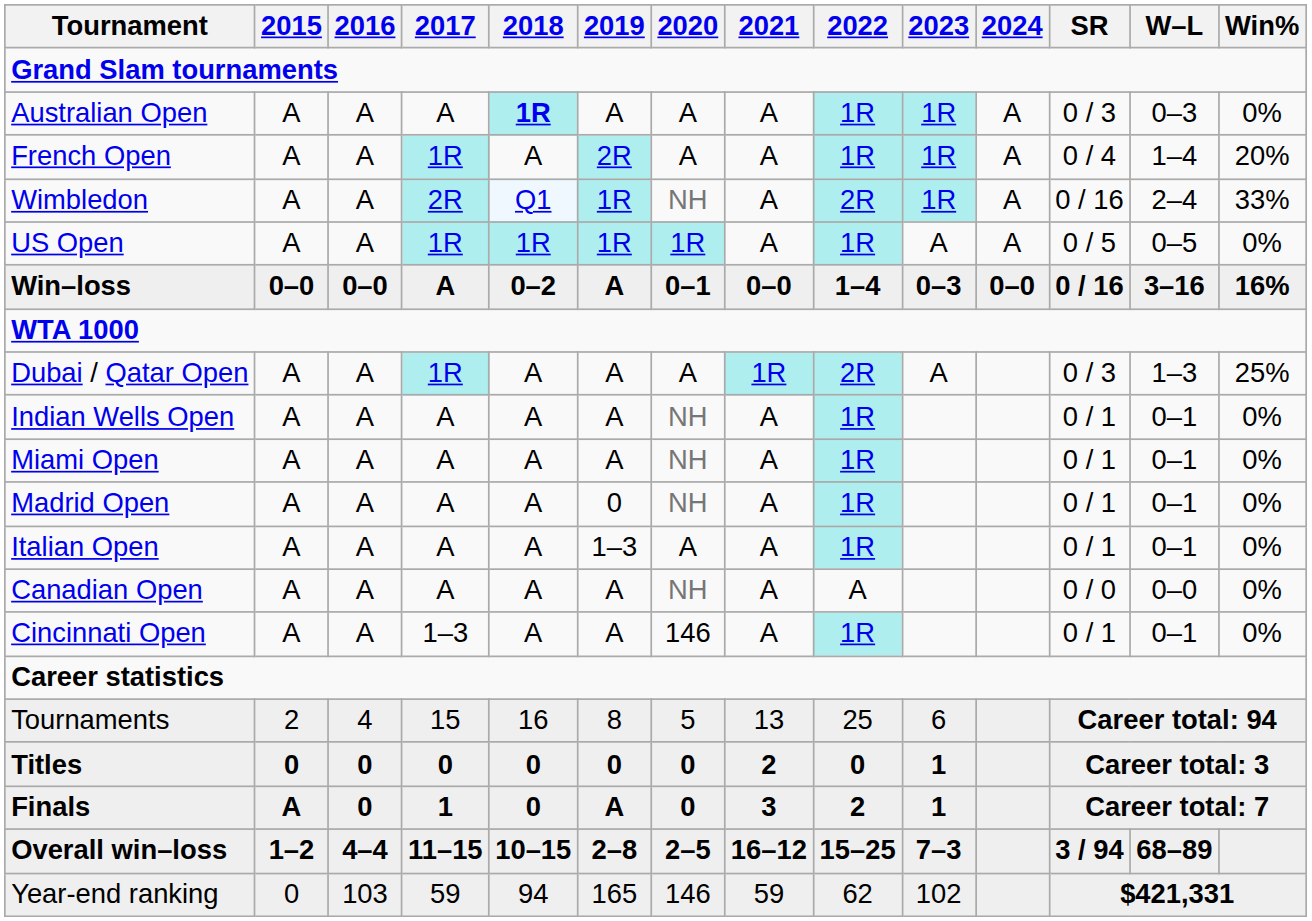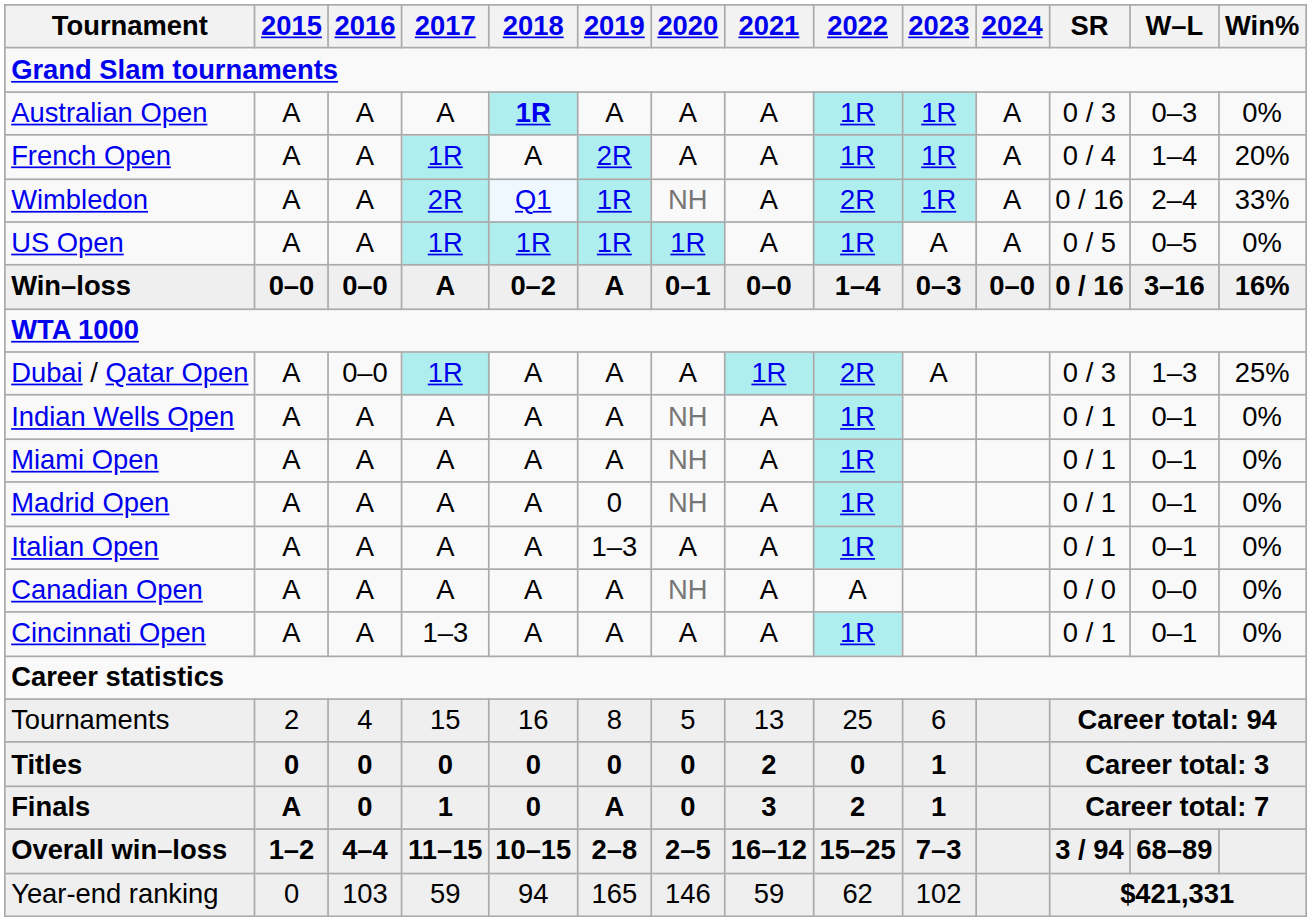(365, 373) A -> (365, 373) 0–0
(688, 633) 146 -> (688, 633) A
